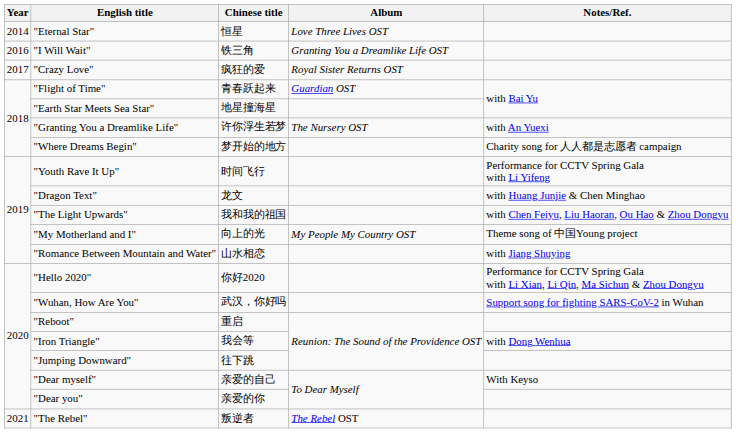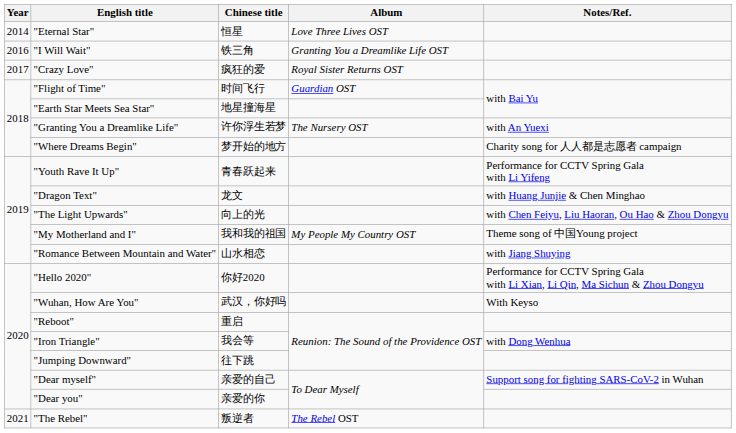(248, 88) 青春跃起来 -> (243, 88) 时间飞行
(243, 171) 时间飞行 -> (248, 171) 青春跃起来
(254, 214) 我和我的祖国 -> (243, 214) 向上的光
(243, 234) 向上的光 -> (254, 234) 我和我的祖国
(595, 302) Support song for fighting SARS-CoV-2 in Wuhan -> (512, 302) With Keyso
(512, 379) With Keyso -> (595, 379) Support song for fighting SARS-CoV-2 in Wuhan
